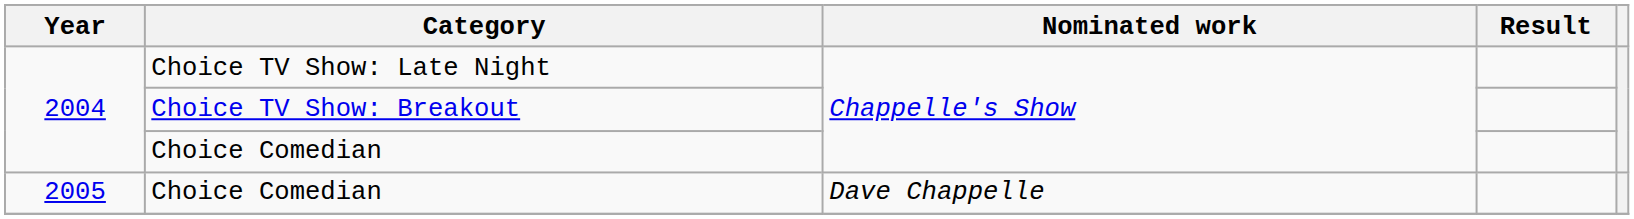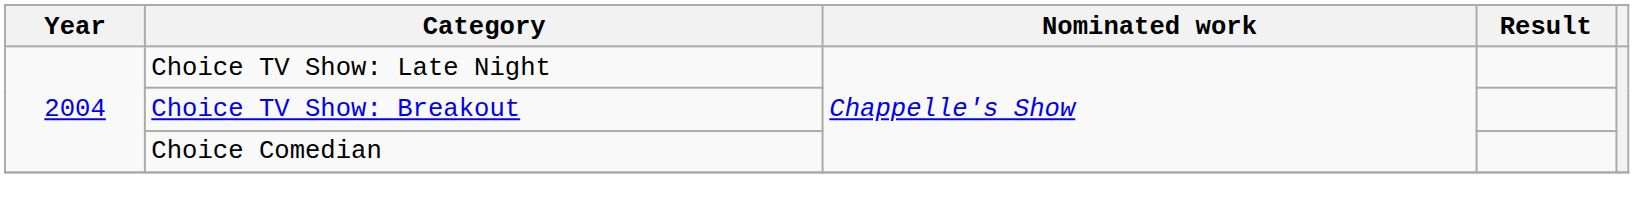- row: (75, 193)
